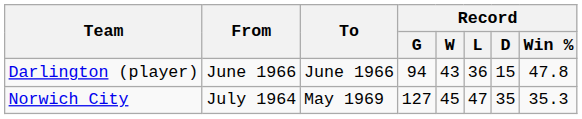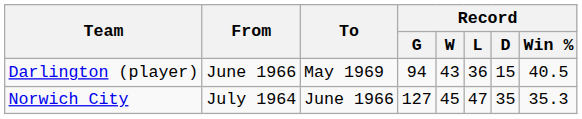(349, 72) June 1966 -> (344, 72) May 1969
(548, 72) 47.8 -> (548, 72) 40.5
(344, 100) May 1969 -> (349, 100) June 1966
